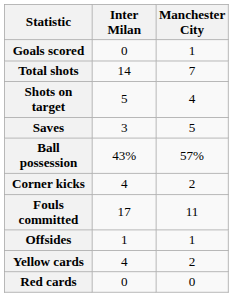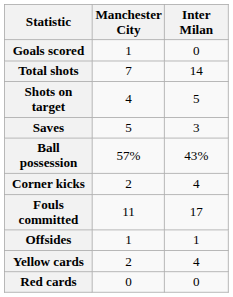columns swapped: (192, 22) <-> (124, 22)
